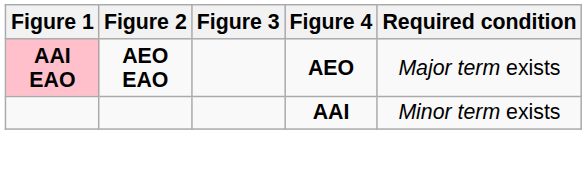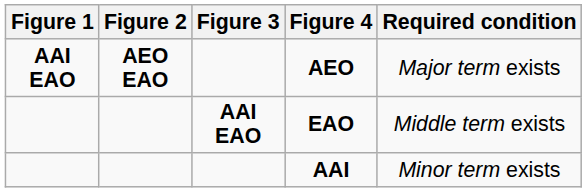(52, 67) pink background -> (52, 67) no background
+ row: (331, 124)
